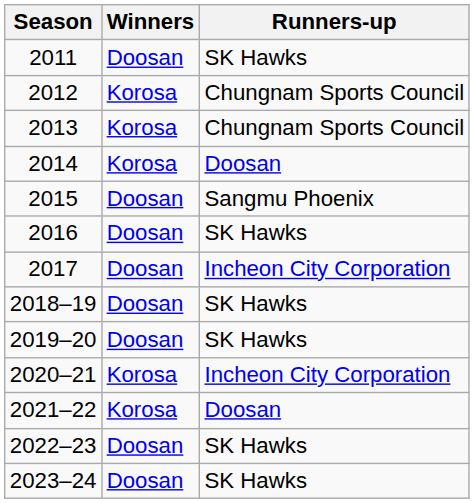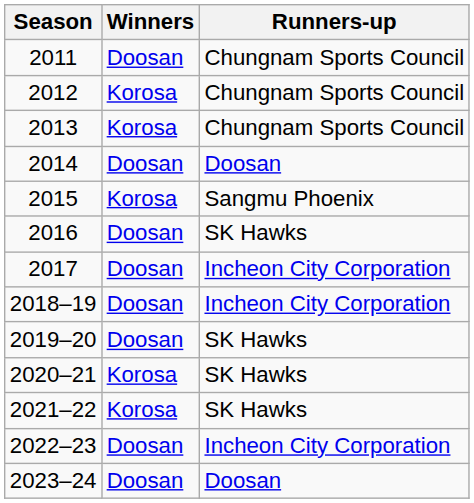(256, 57) SK Hawks -> (334, 57) Chungnam Sports Council
(142, 163) Korosa -> (145, 163) Doosan
(145, 198) Doosan -> (142, 198) Korosa
(256, 304) SK Hawks -> (327, 304) Incheon City Corporation
(327, 374) Incheon City Corporation -> (256, 374) SK Hawks
(243, 410) Doosan -> (256, 410) SK Hawks
(256, 445) SK Hawks -> (327, 445) Incheon City Corporation
(256, 480) SK Hawks -> (243, 480) Doosan
